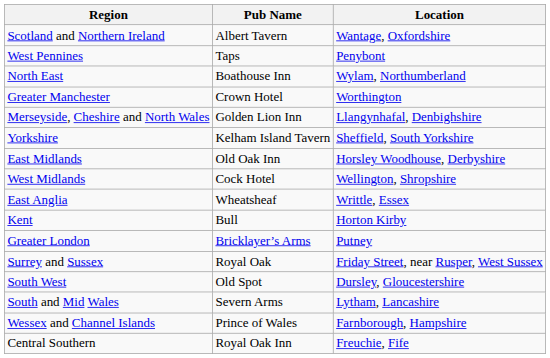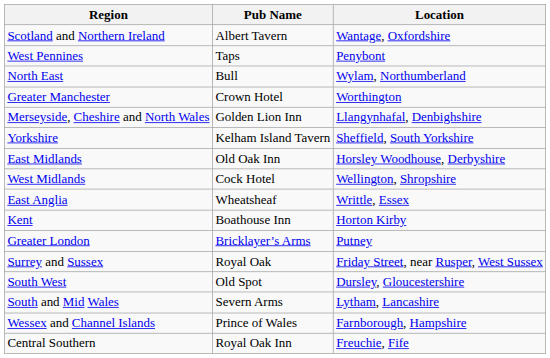(253, 76) Boathouse Inn -> (227, 76) Bull
(227, 220) Bull -> (253, 220) Boathouse Inn
